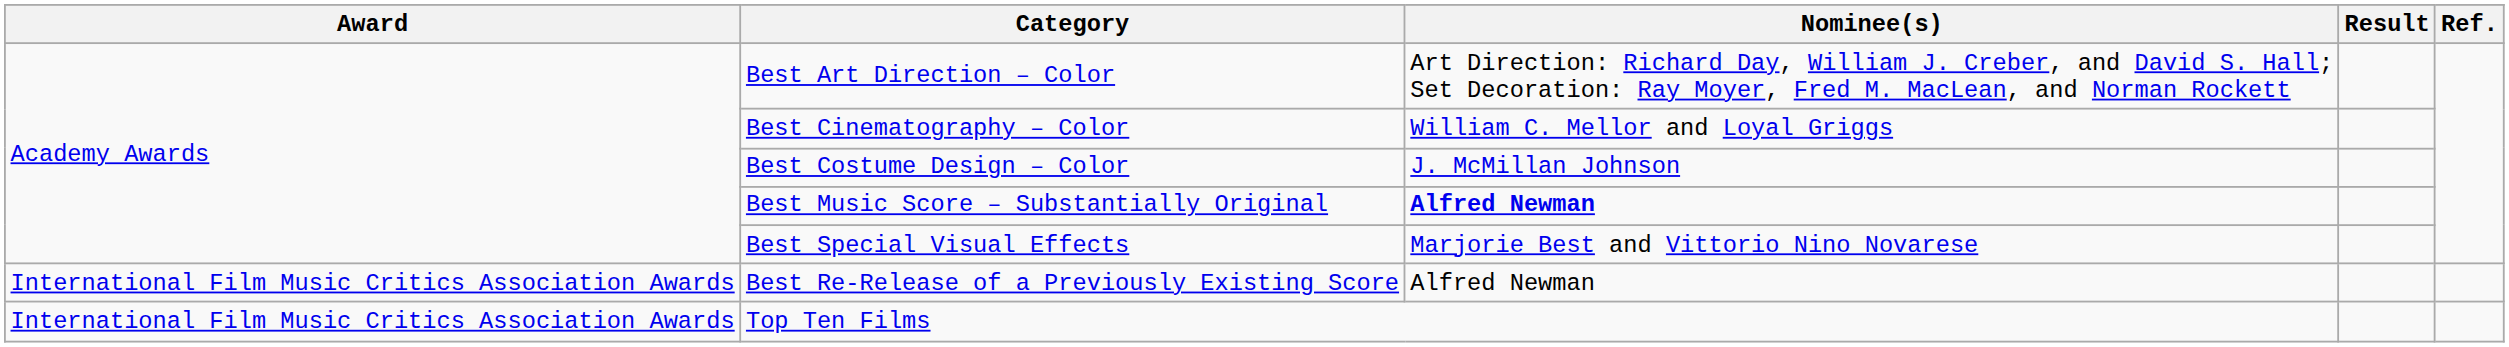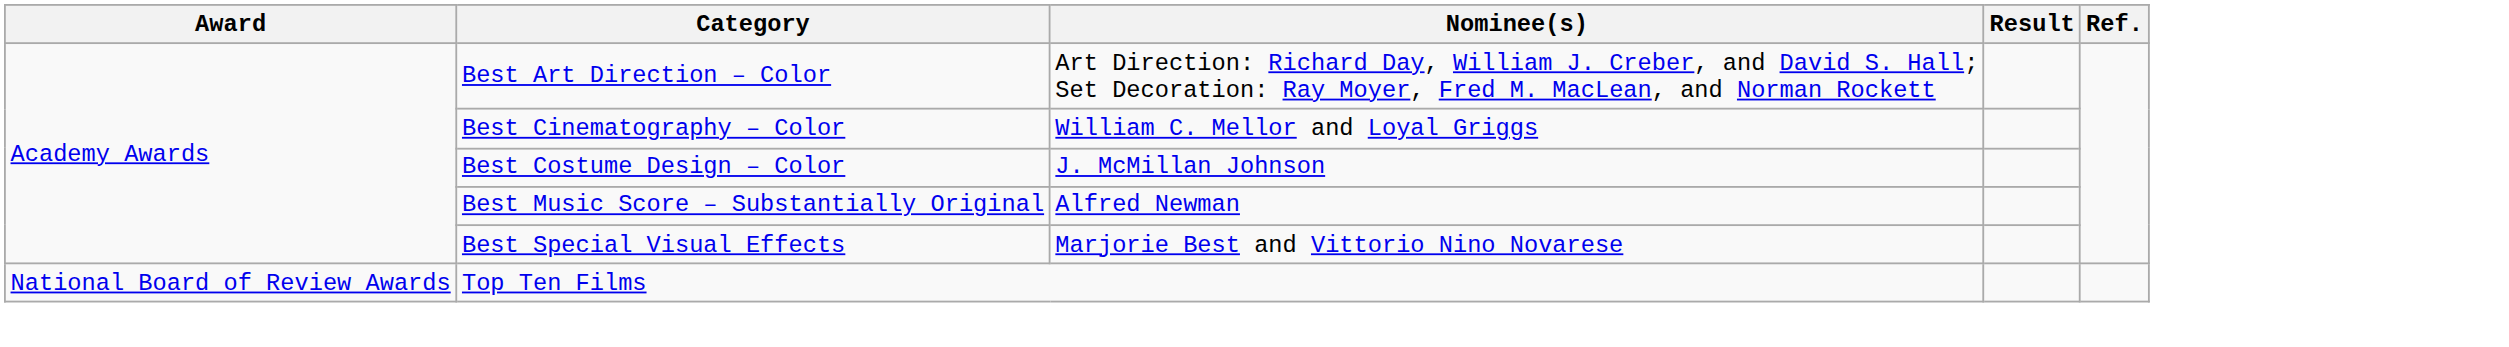(1503, 206) bold -> (1148, 206) normal
- row: (1072, 283)
(373, 321) International Film Music Critics Association Awards -> (231, 283) National Board of Review Awards
